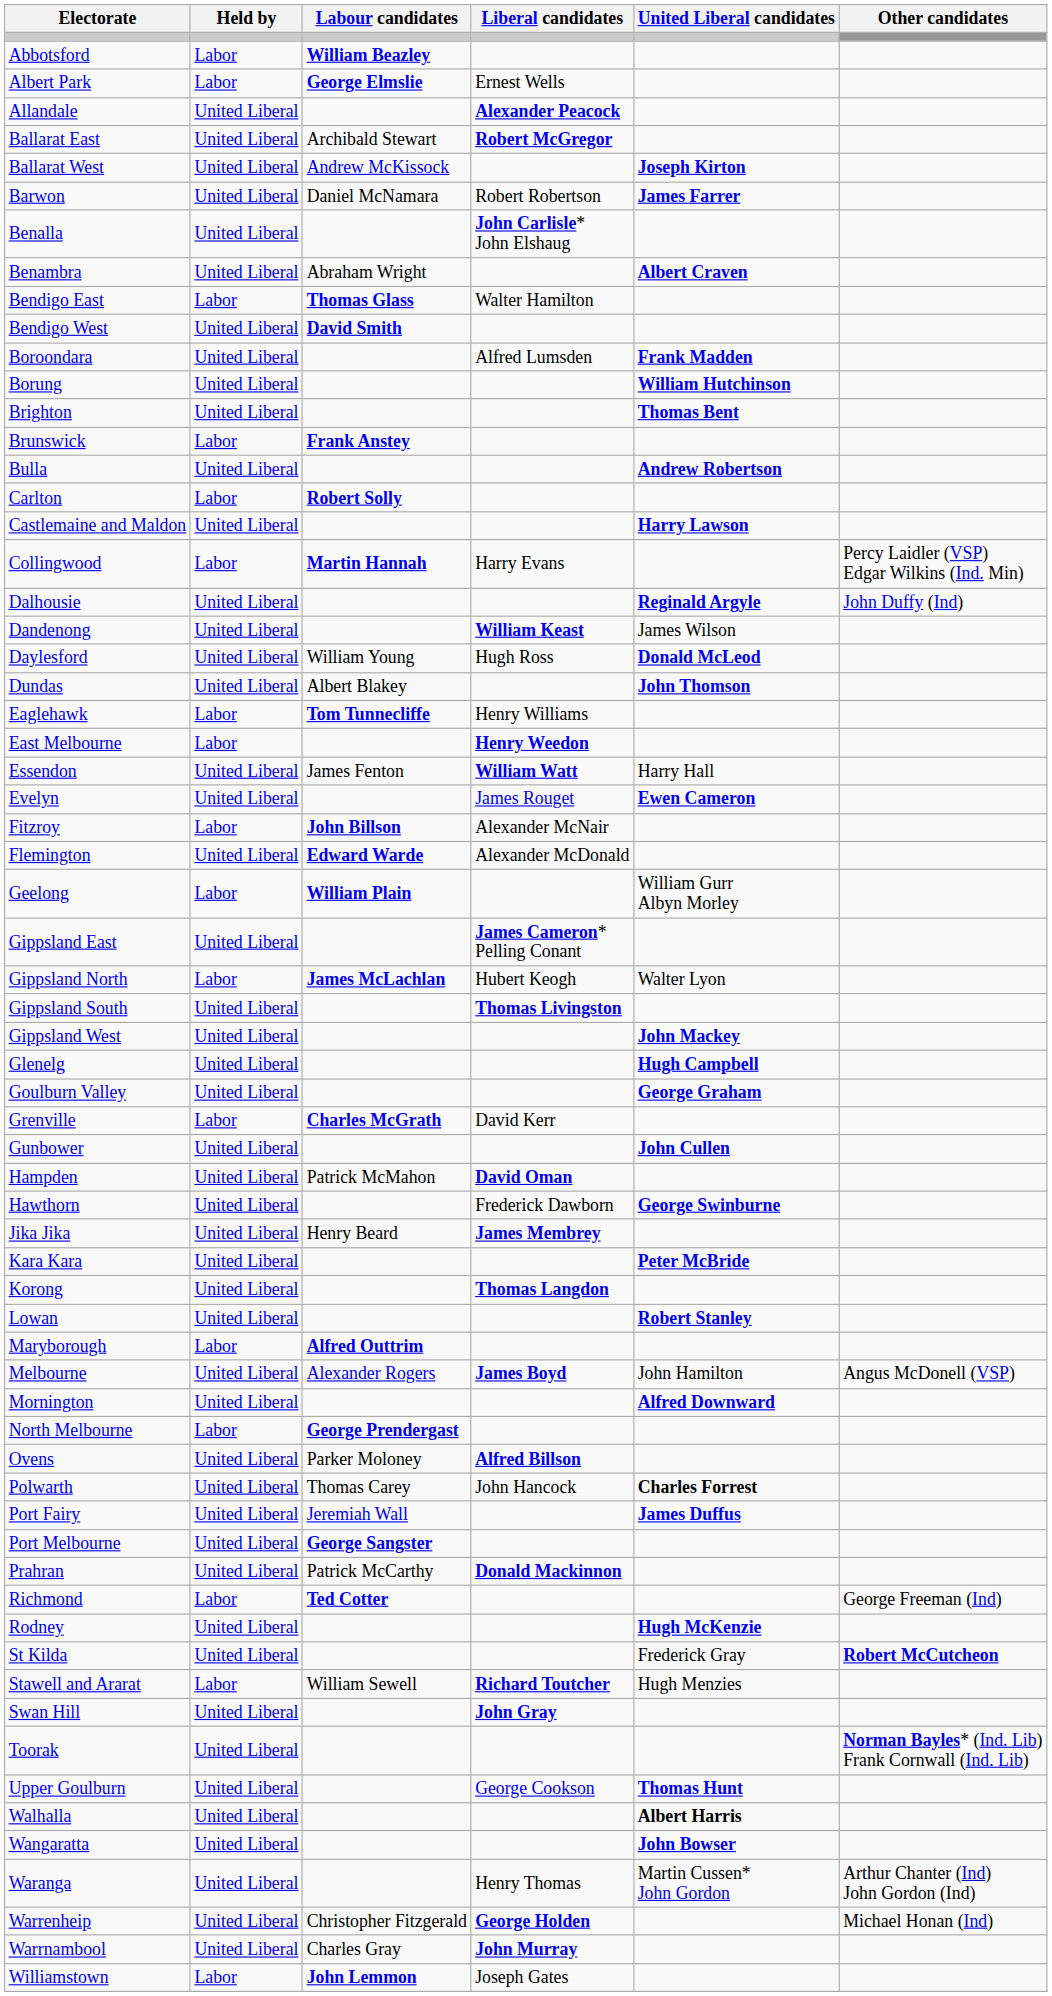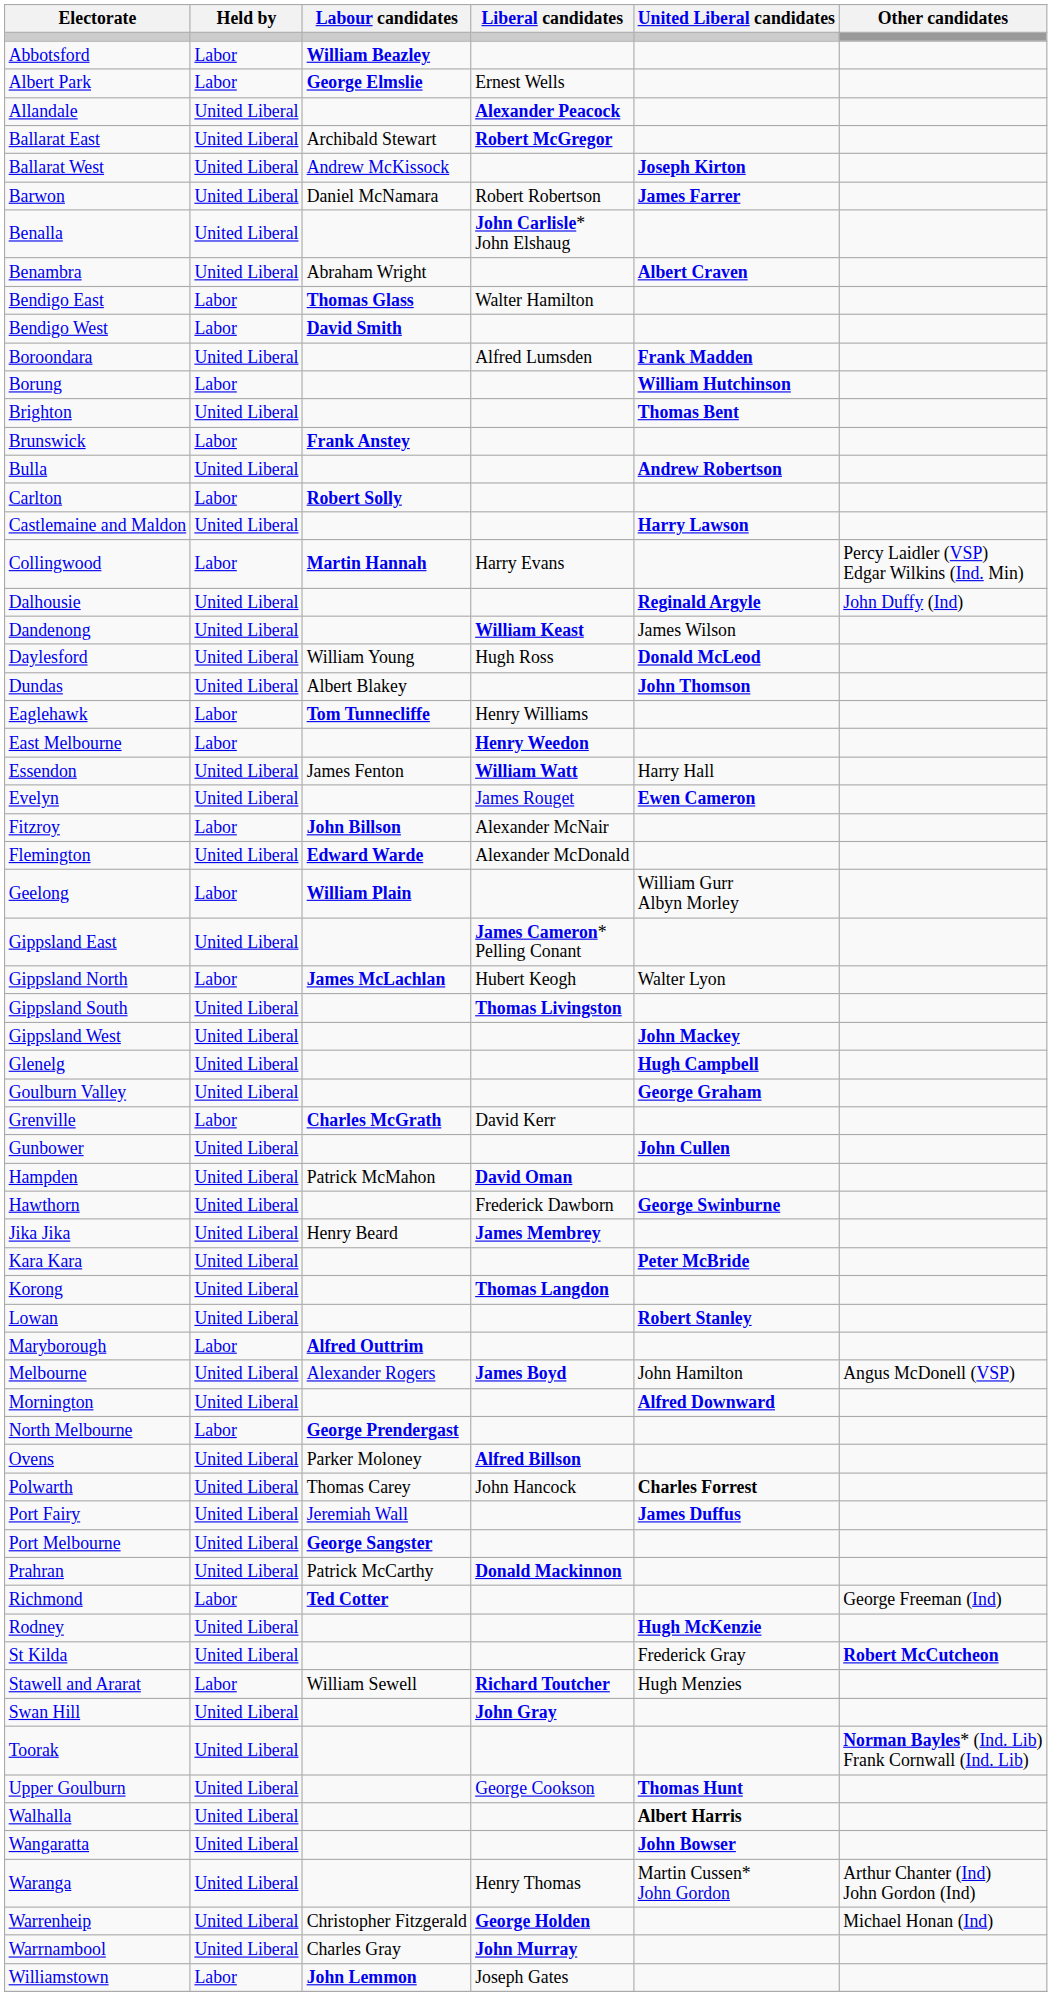(246, 328) United Liberal -> (216, 328) Labor
(246, 384) United Liberal -> (216, 384) Labor
